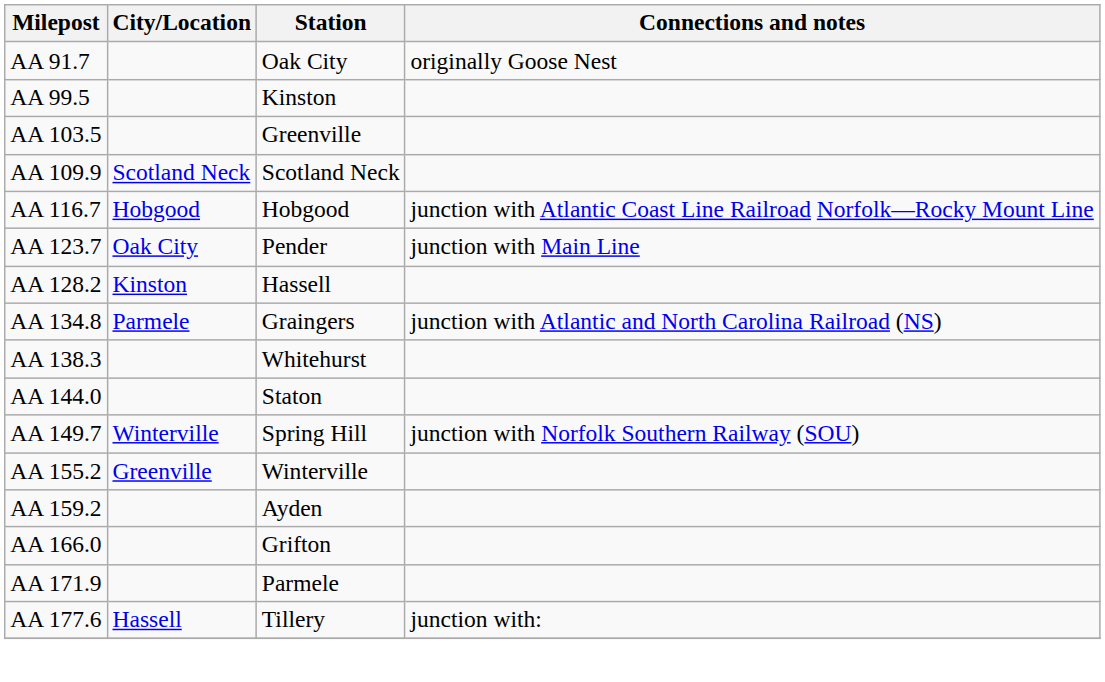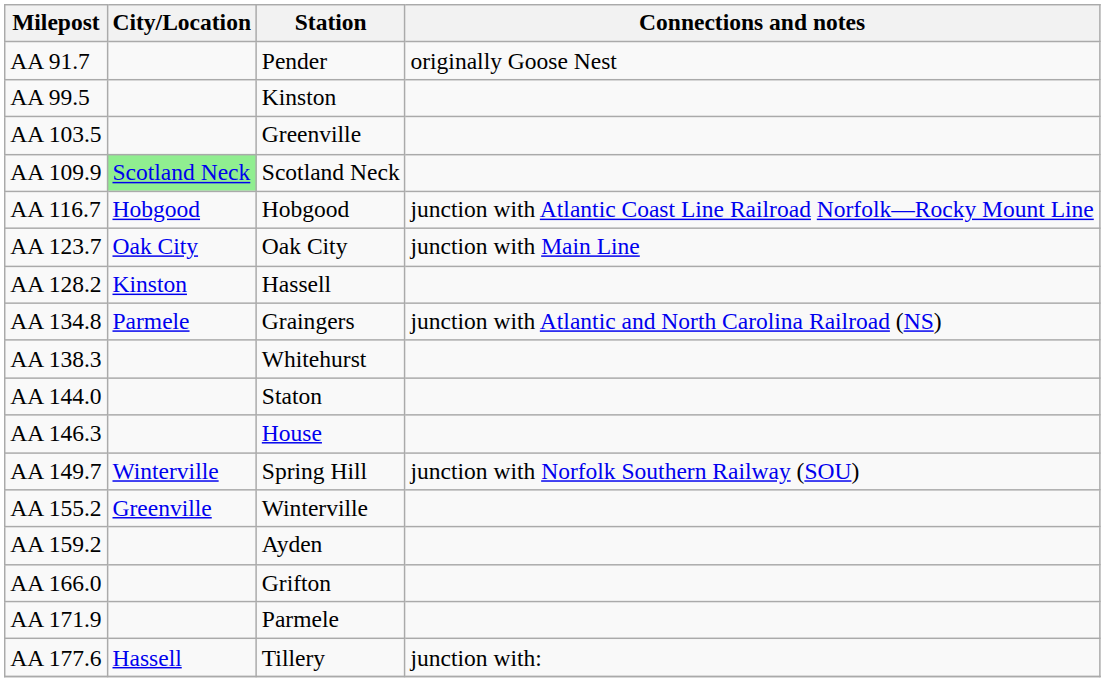(305, 60) Oak City -> (294, 60) Pender
(181, 172) no background -> (181, 172) lightgreen background
(294, 246) Pender -> (305, 246) Oak City
+ row: (56, 433)
